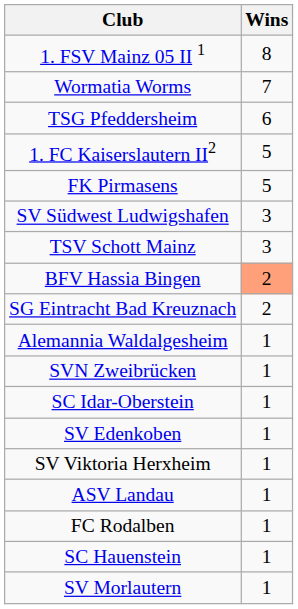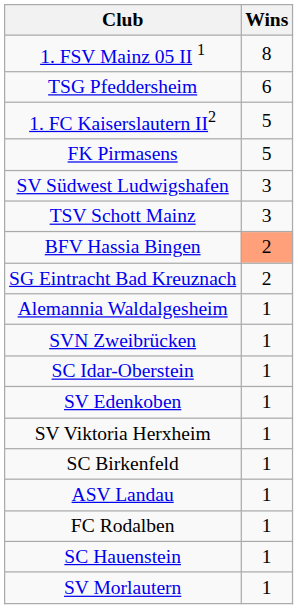- row: (123, 87)
+ row: (123, 463)
